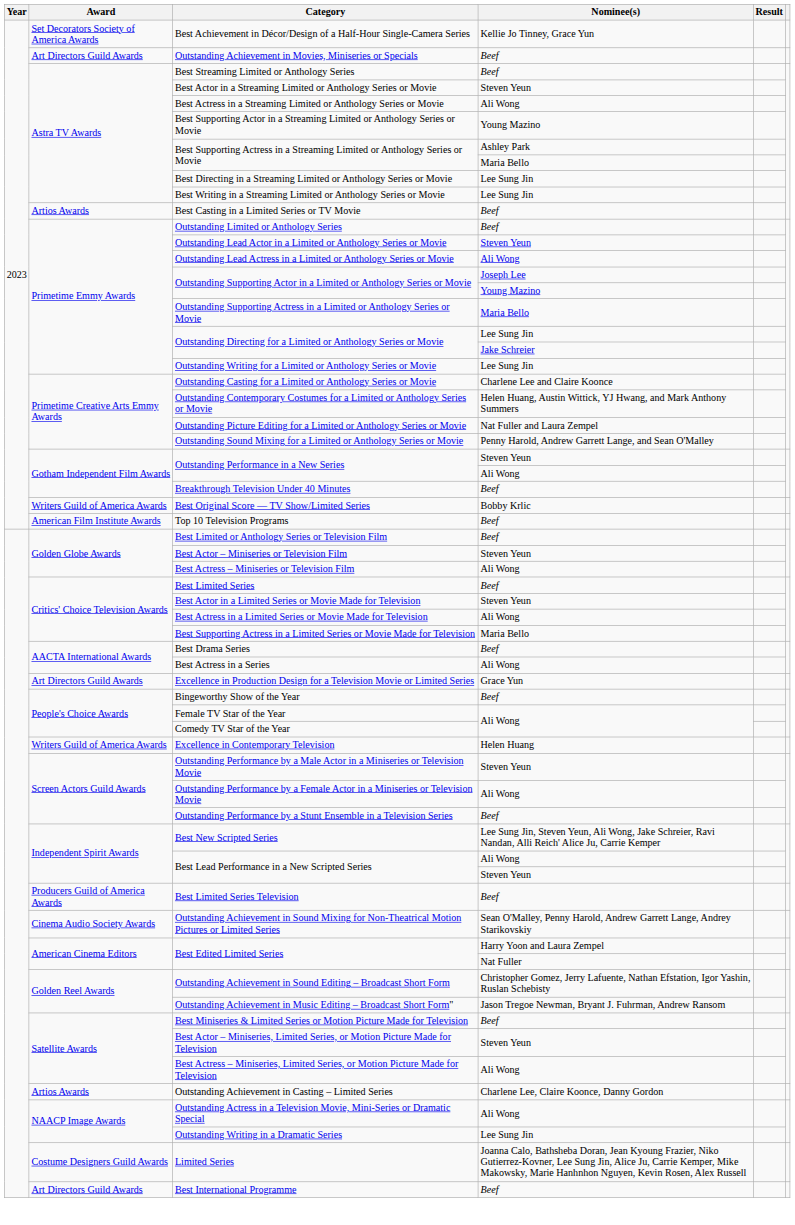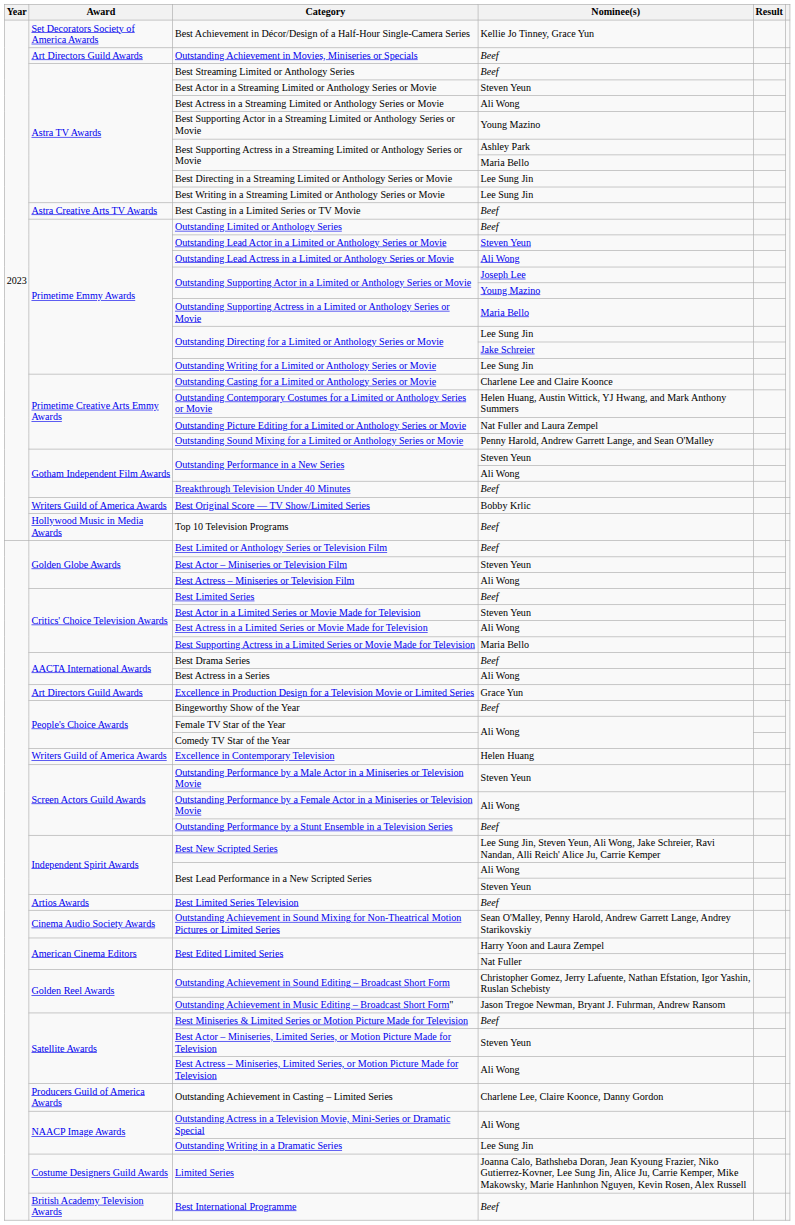(60, 211) Artios Awards -> (94, 211) Astra Creative Arts TV Awards
(96, 521) American Film Institute Awards -> (87, 527) Hollywood Music in Media Awards
(88, 896) Producers Guild of America Awards -> (60, 902) Artios Awards
(60, 1091) Artios Awards -> (88, 1097) Producers Guild of America Awards
(87, 1189) Art Directors Guild Awards -> (88, 1206) British Academy Television Awards
